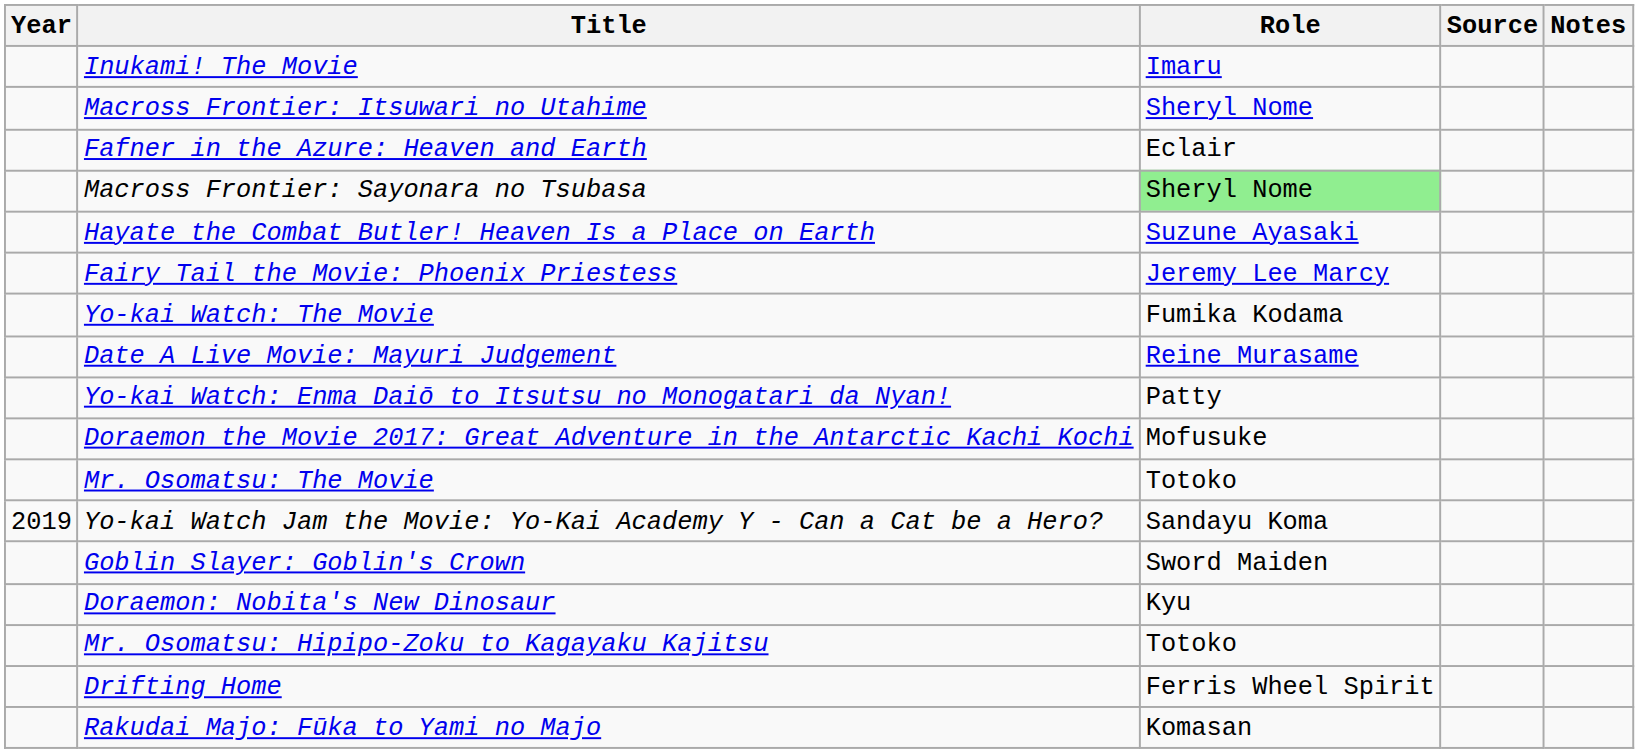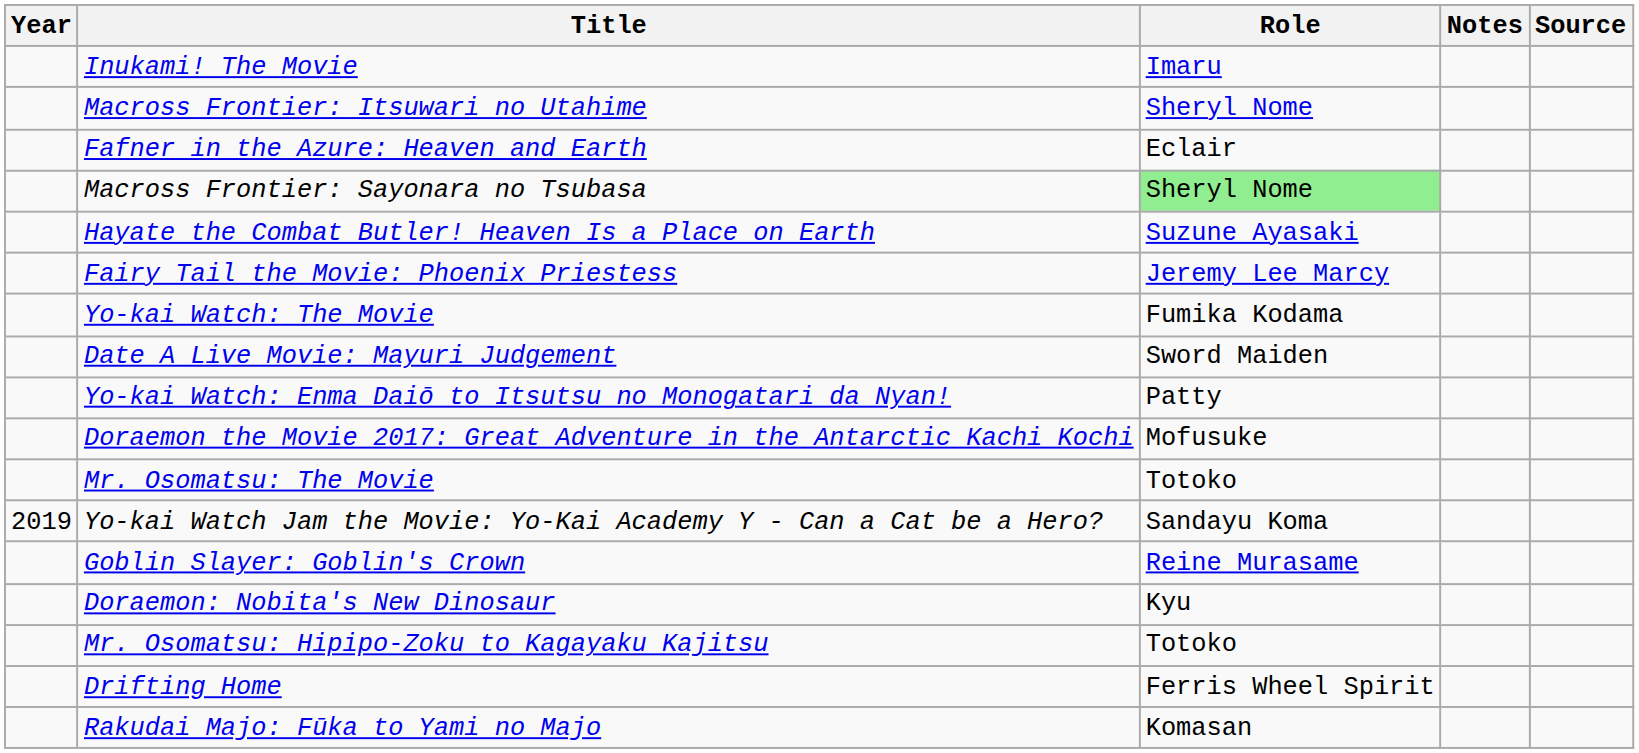columns swapped: (1588, 26) <-> (1492, 26)
(1252, 356) Reine Murasame -> (1237, 356) Sword Maiden
(1237, 563) Sword Maiden -> (1252, 563) Reine Murasame
